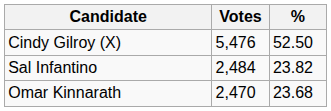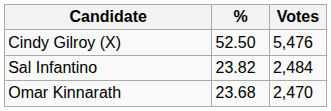columns swapped: (241, 17) <-> (298, 17)
